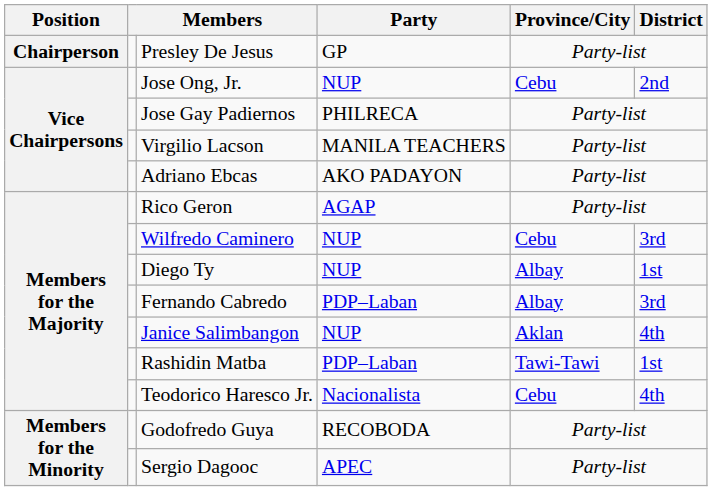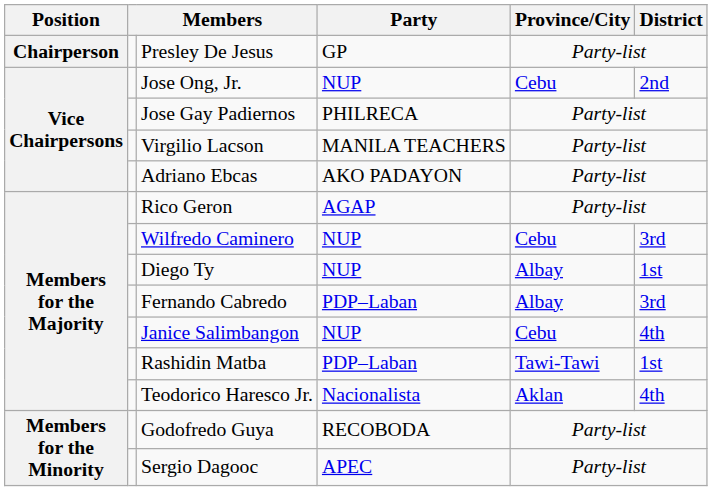(539, 332) Aklan -> (536, 332) Cebu
(536, 394) Cebu -> (539, 394) Aklan
